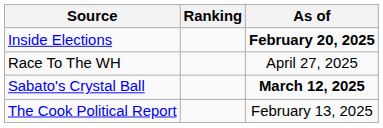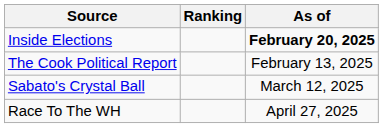rows swapped: (92, 110) <-> (64, 63)
(312, 87) bold -> (312, 87) normal
